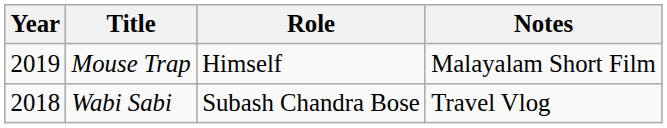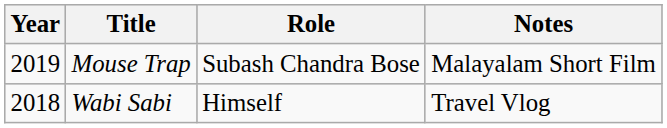(242, 63) Himself -> (311, 63) Subash Chandra Bose
(311, 102) Subash Chandra Bose -> (242, 102) Himself
